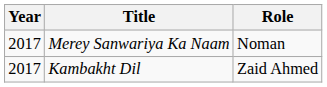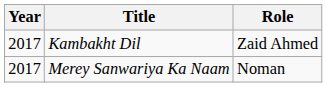rows swapped: (94, 69) <-> (139, 43)
